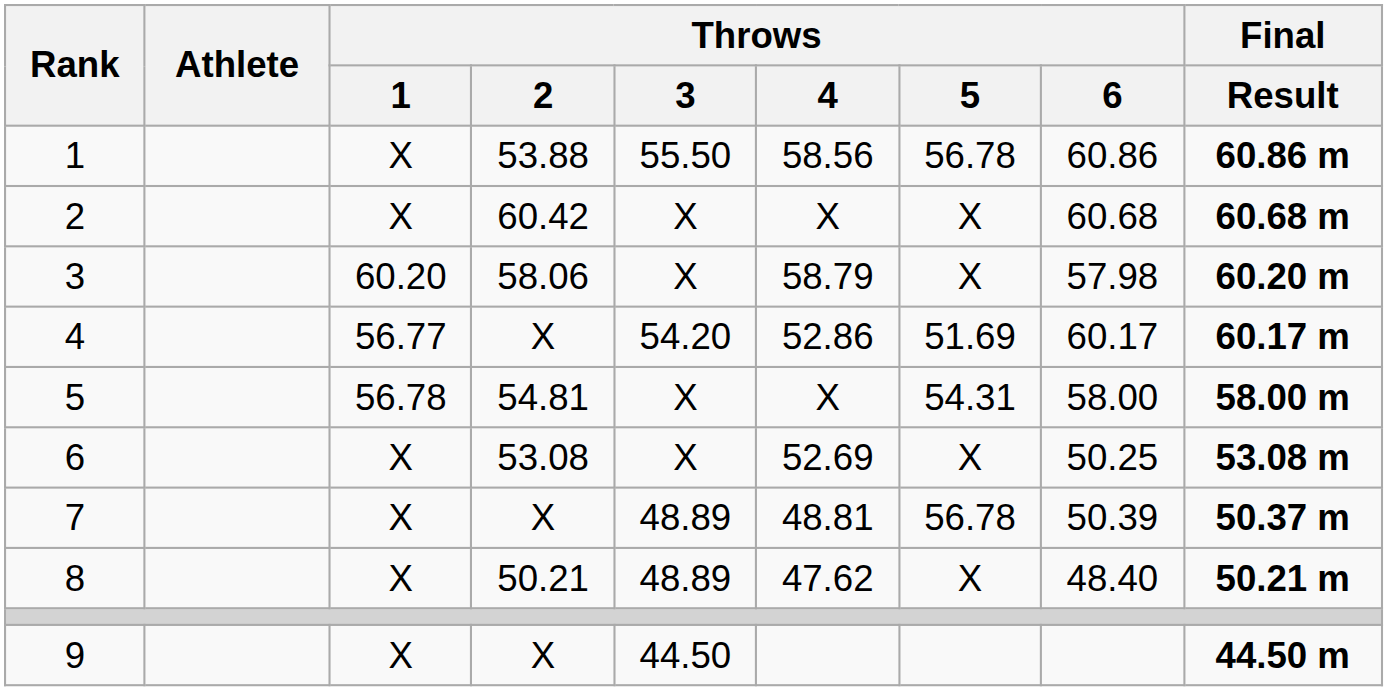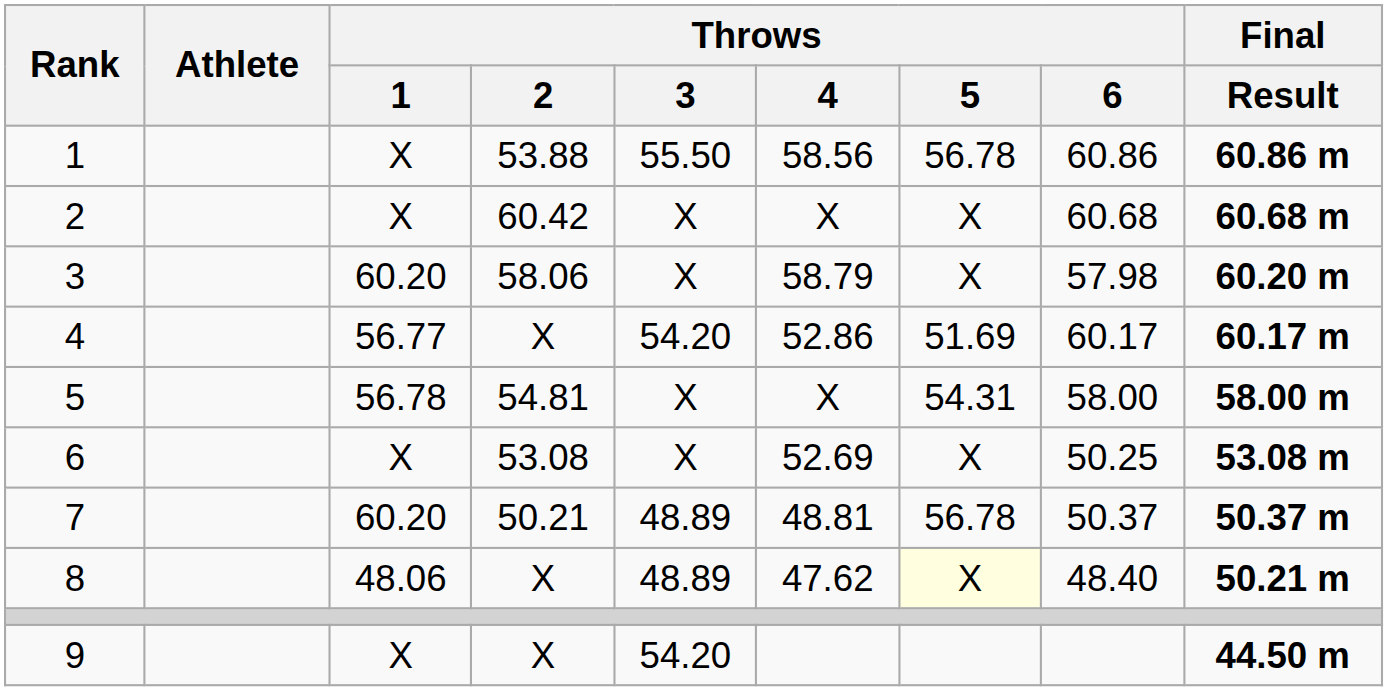(401, 517) X -> (401, 517) 60.20
(543, 517) X -> (543, 517) 50.21
(1112, 517) 50.39 -> (1112, 517) 50.37
(401, 577) X -> (401, 577) 48.06
(543, 577) 50.21 -> (543, 577) X
(970, 577) no background -> (970, 577) lightyellow background
(685, 654) 44.50 -> (685, 654) 54.20
